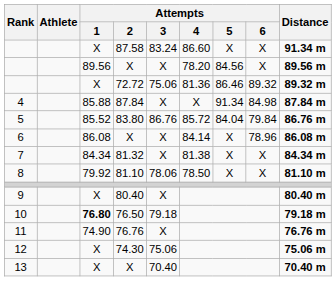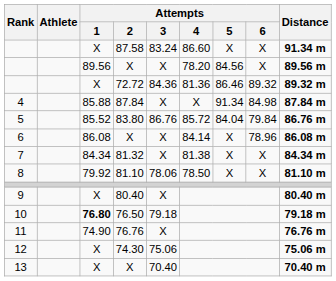(163, 84) 75.06 -> (163, 84) 84.36
